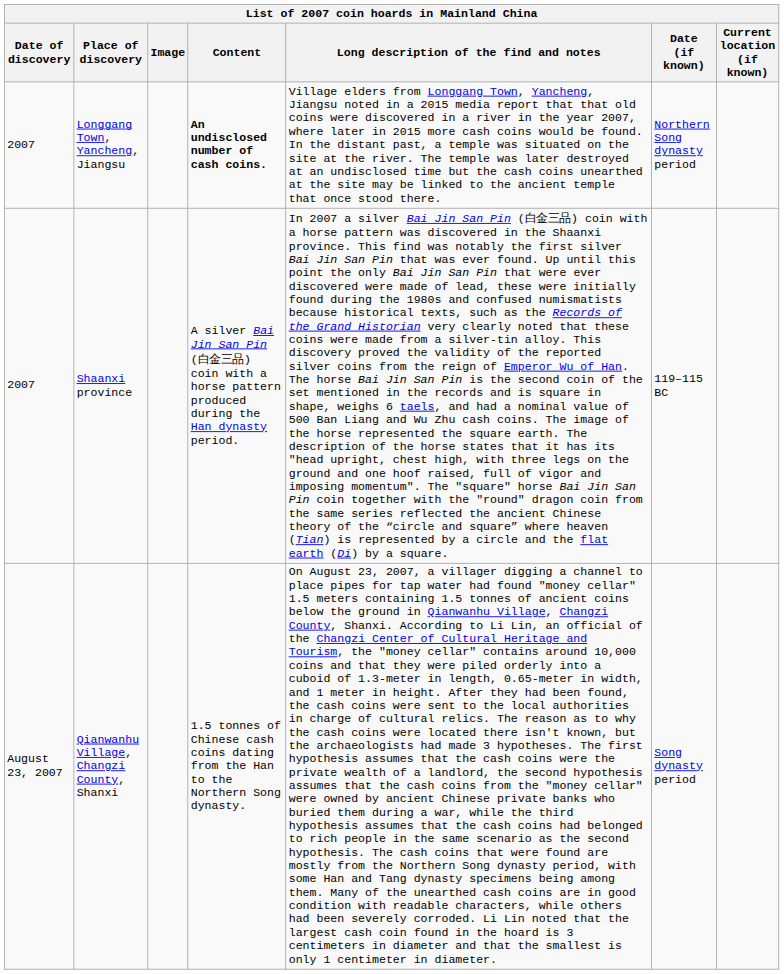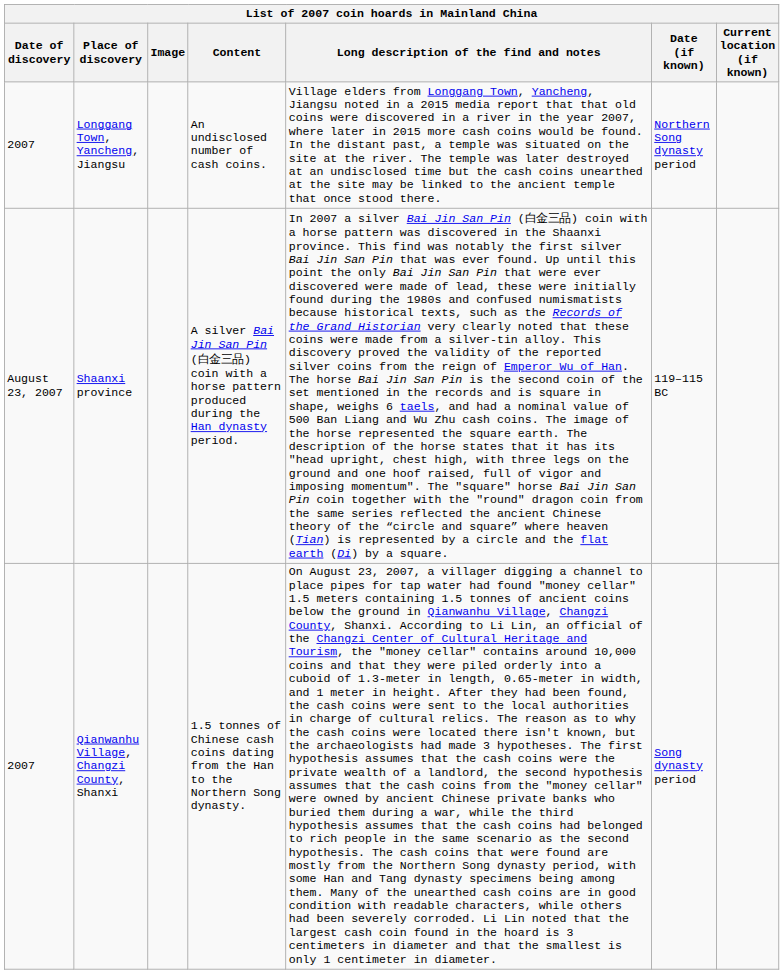(229, 145) bold -> (229, 145) normal
(21, 386) 2007 -> (35, 386) August 23, 2007
(35, 766) August 23, 2007 -> (21, 766) 2007
